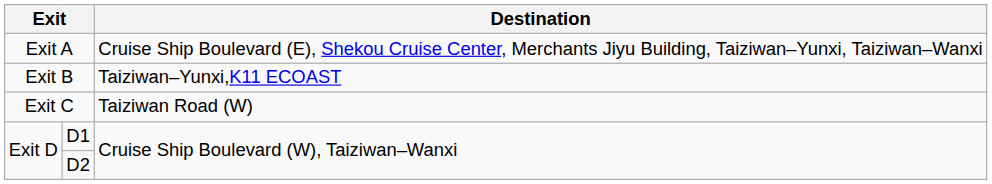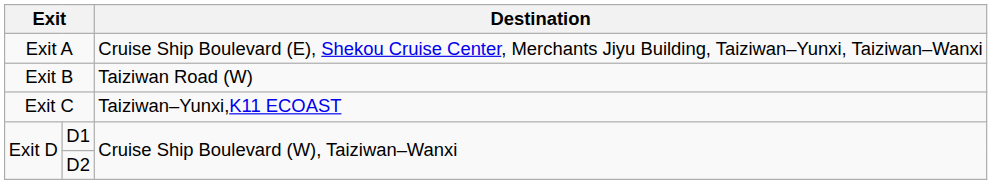(220, 77) Taiziwan–Yunxi,K11 ECOAST -> (176, 77) Taiziwan Road (W)
(176, 106) Taiziwan Road (W) -> (220, 106) Taiziwan–Yunxi,K11 ECOAST
